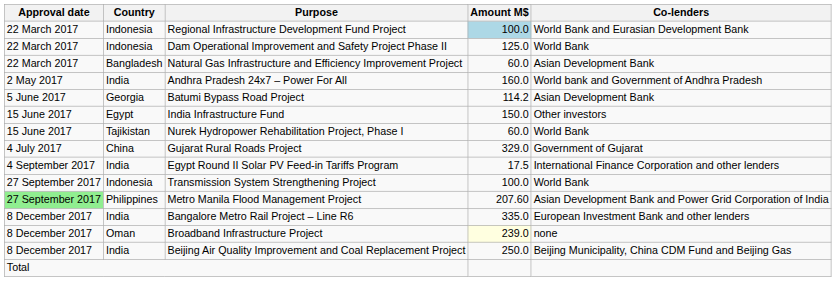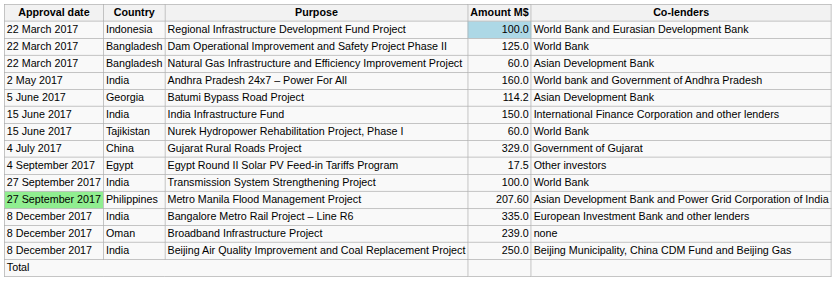(129, 47) Indonesia -> (134, 47) Bangladesh
(120, 115) Egypt -> (118, 115) India
(570, 115) Other investors -> (656, 115) International Finance Corporation and other lenders
(118, 166) India -> (120, 166) Egypt
(656, 166) International Finance Corporation and other lenders -> (570, 166) Other investors
(129, 183) Indonesia -> (118, 183) India
(515, 234) lightyellow background -> (515, 234) no background
